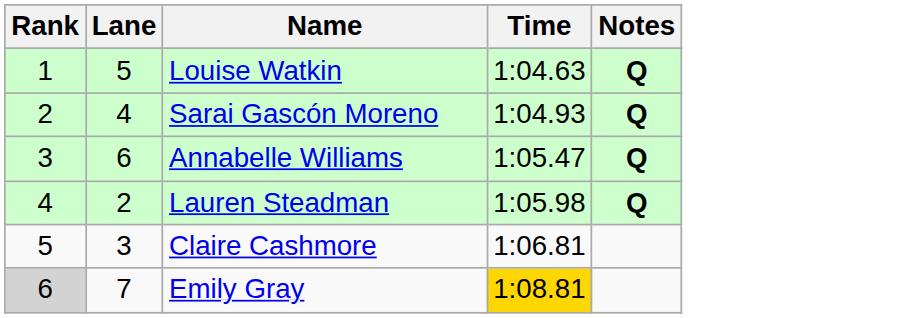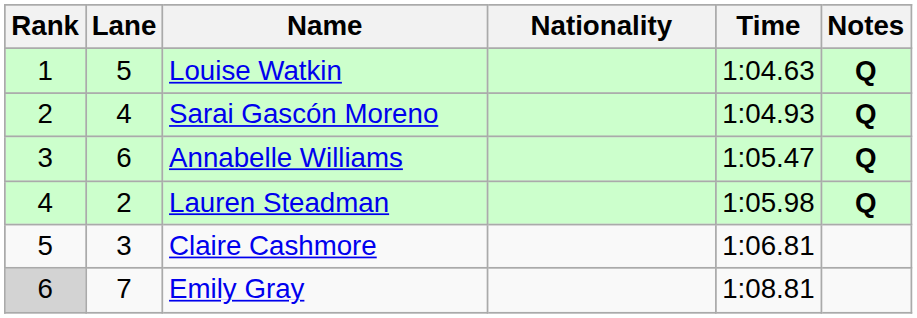+ column: (601, 26)
(539, 289) gold background -> (768, 289) no background
